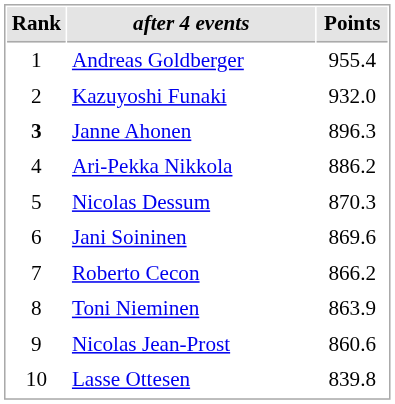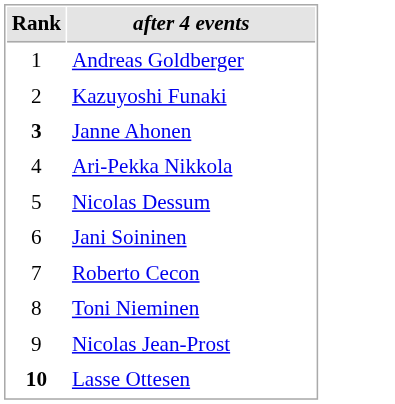- column: (352, 23)
(36, 379) normal -> (36, 379) bold
